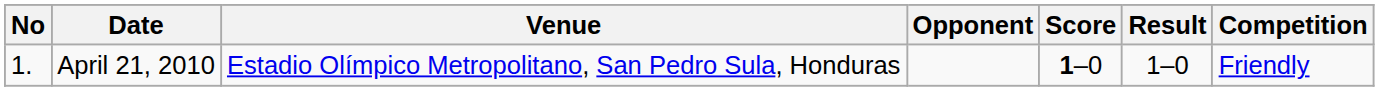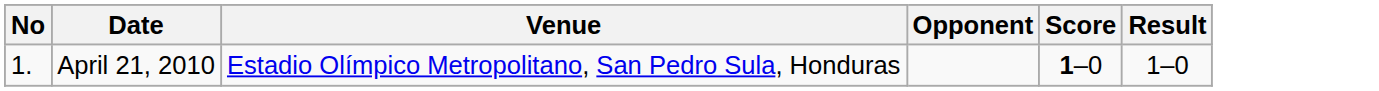- column: (1293, 25)
